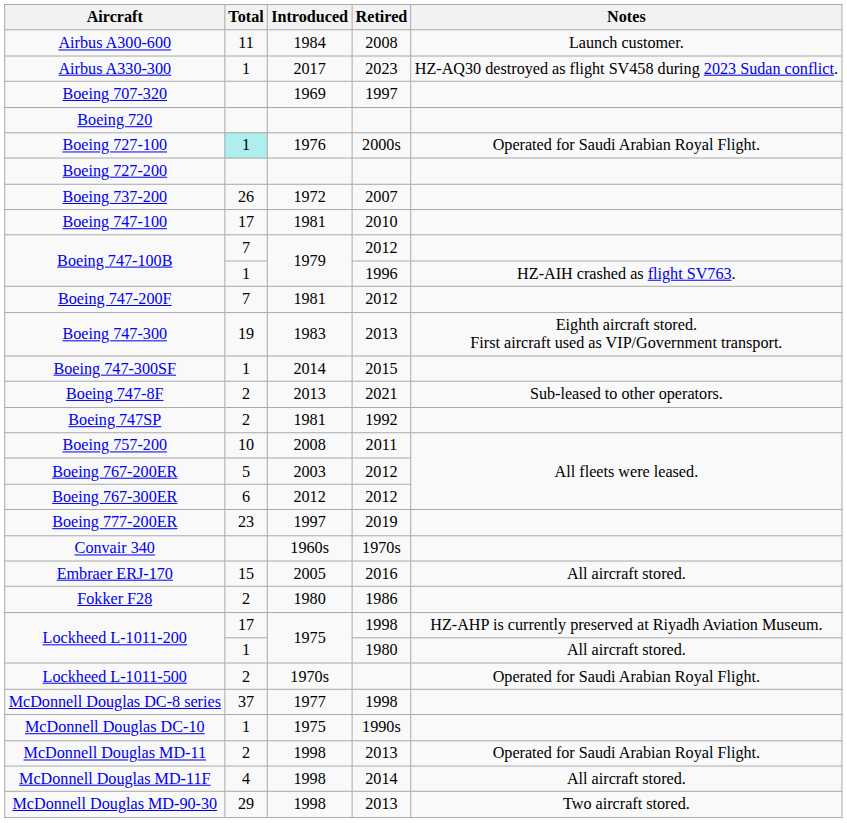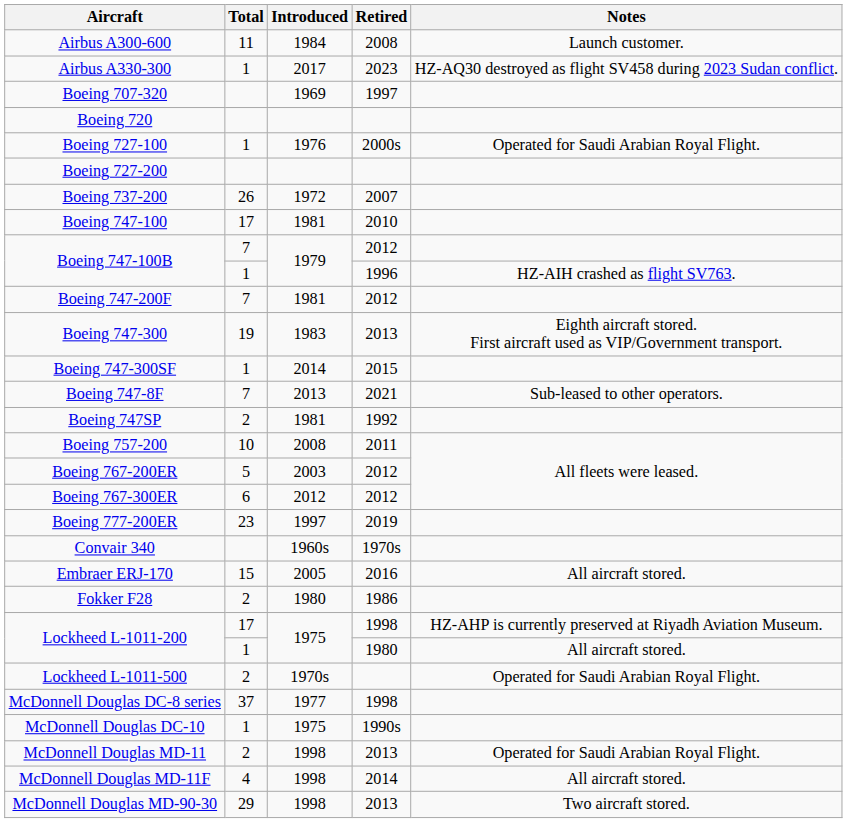(246, 145) paleturquoise background -> (246, 145) no background
(246, 394) 2 -> (246, 394) 7
